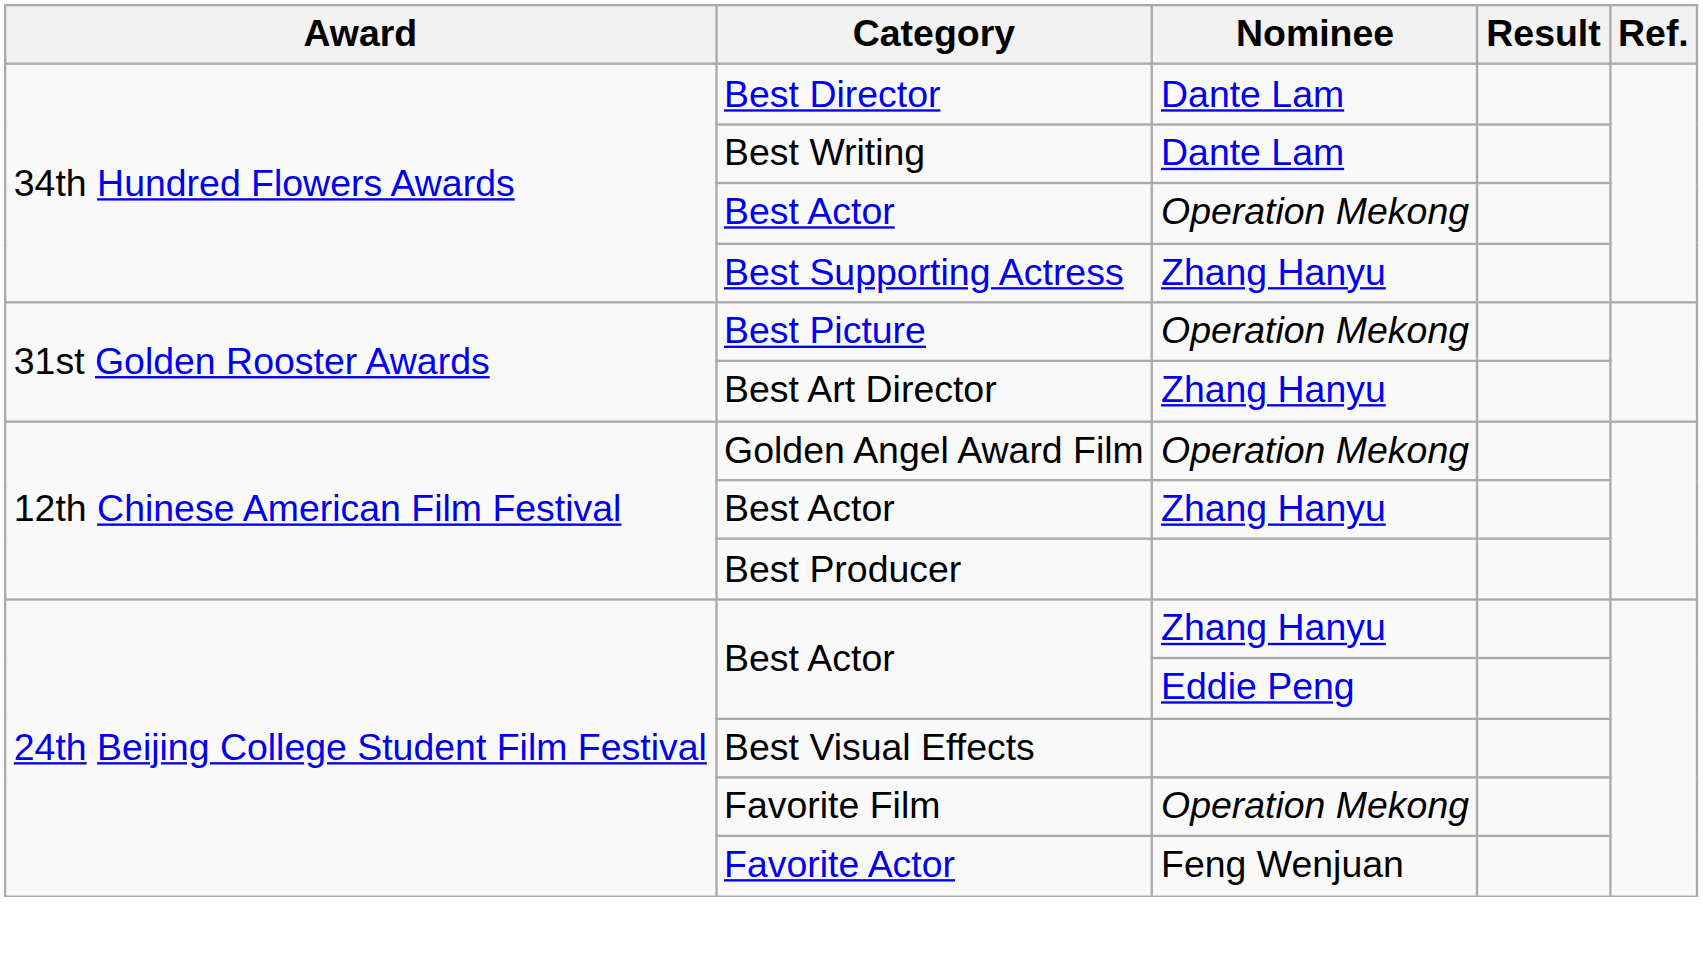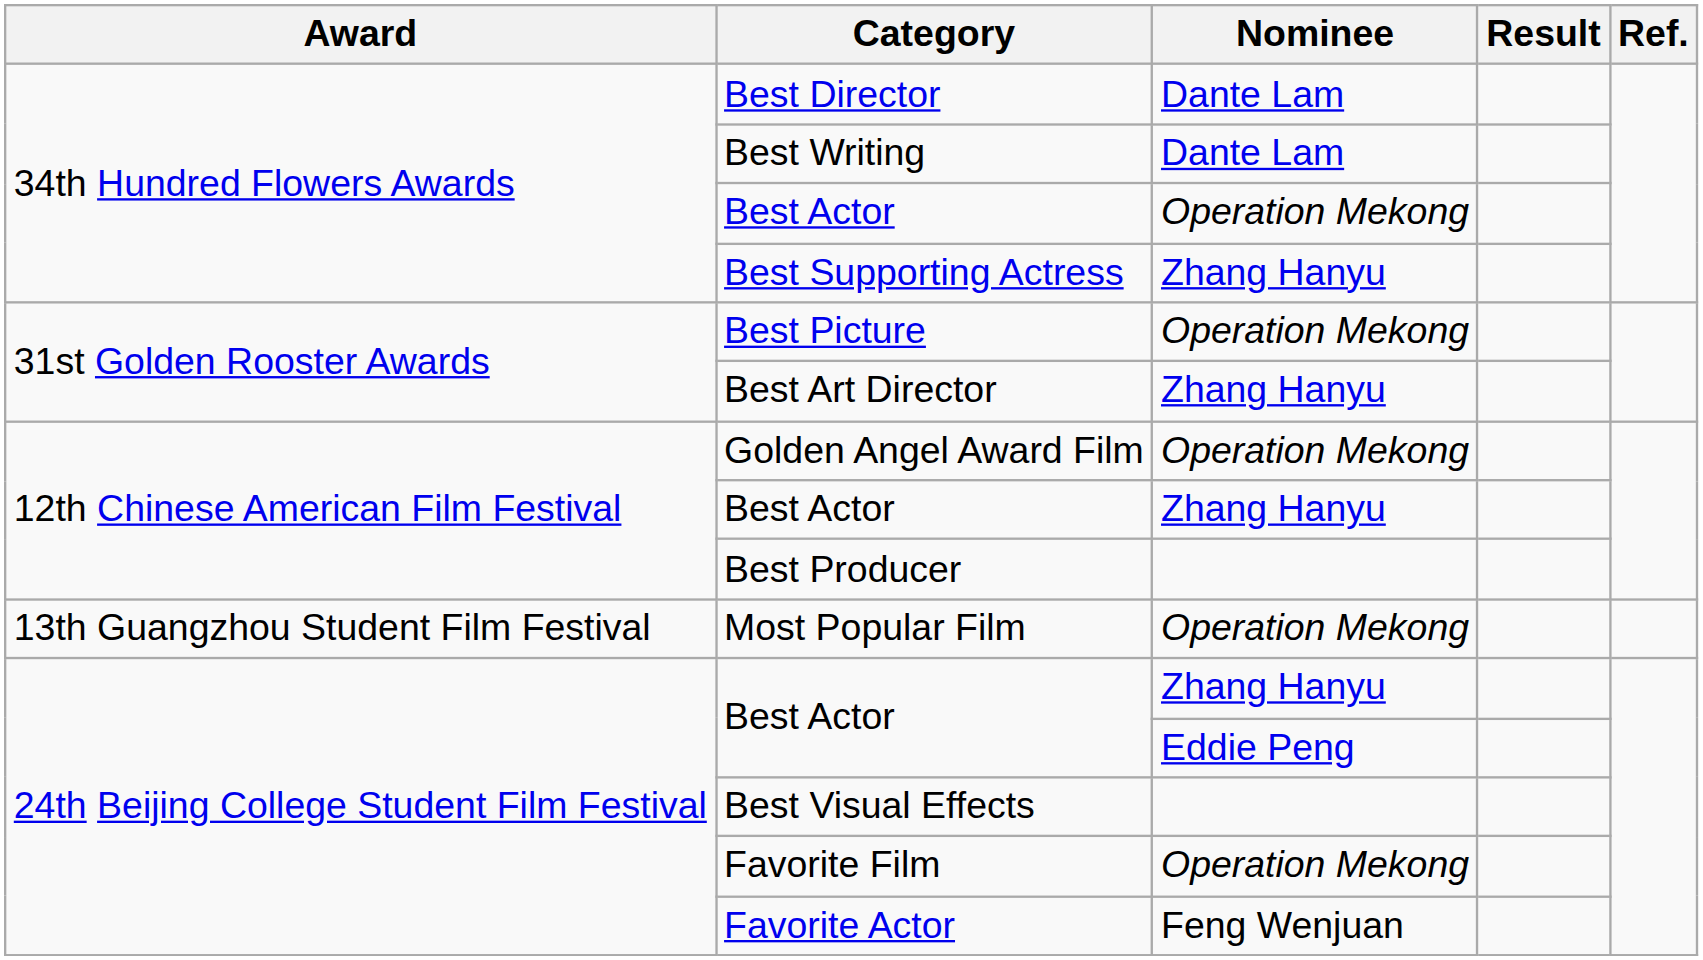+ row: (332, 627)
